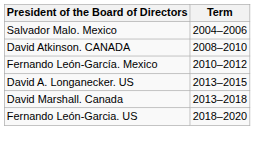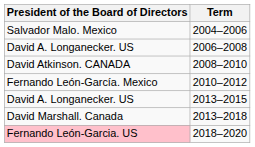+ row: (220, 47)
(72, 116) no background -> (72, 133) pink background
